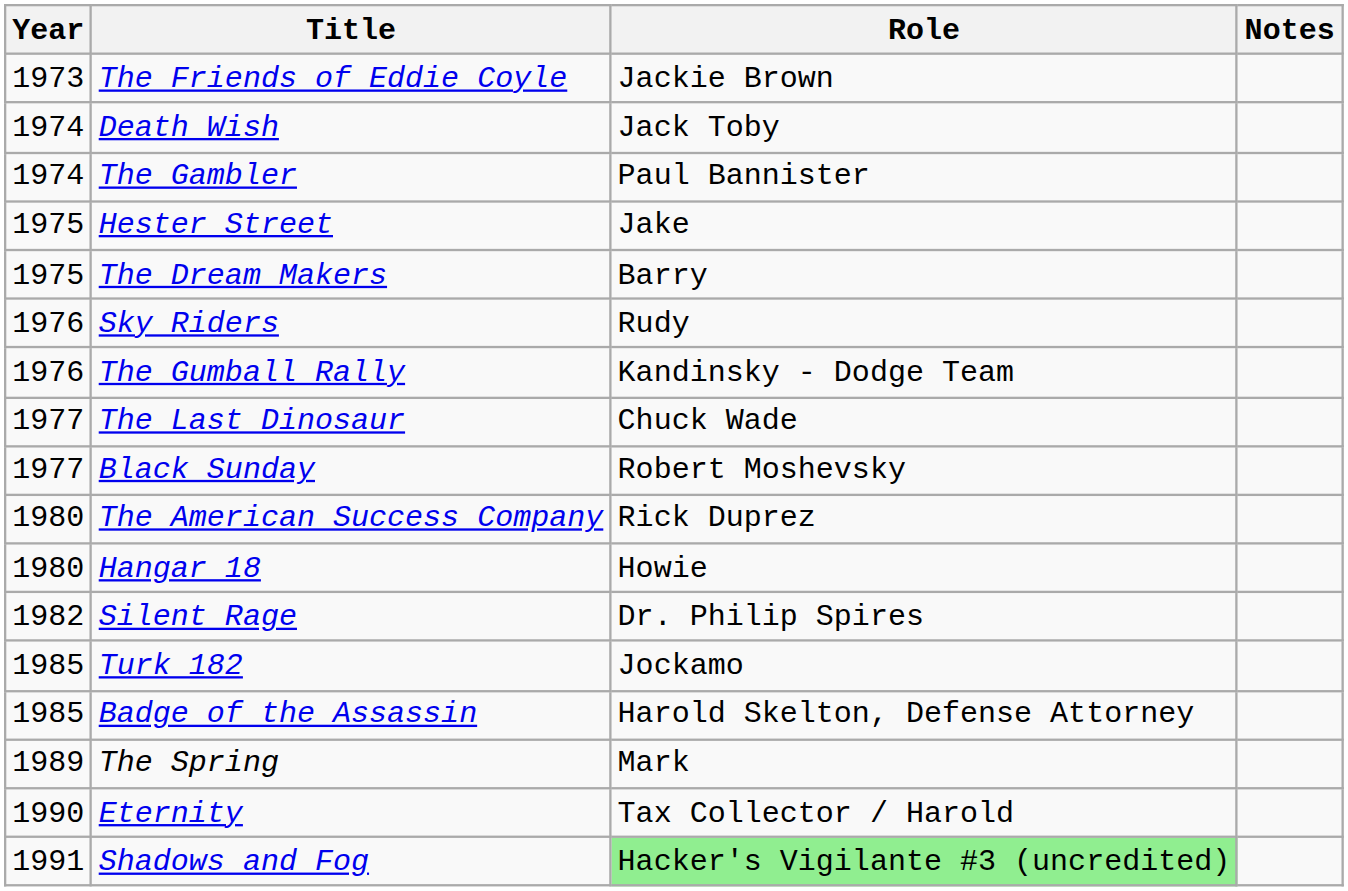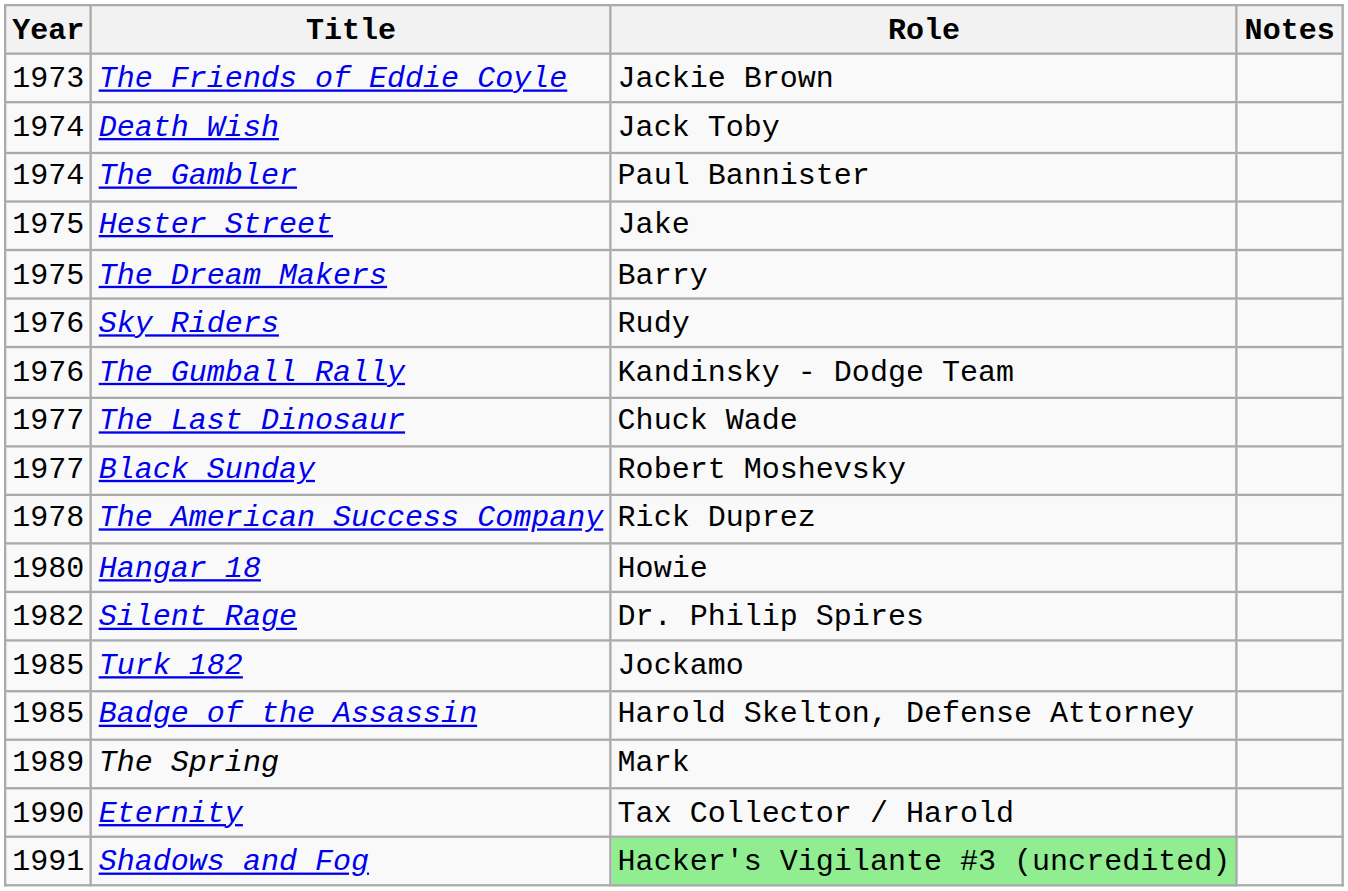(48, 519) 1980 -> (48, 519) 1978
